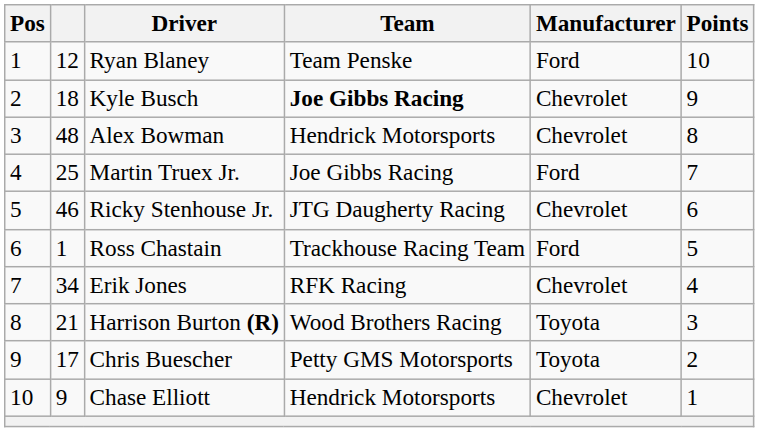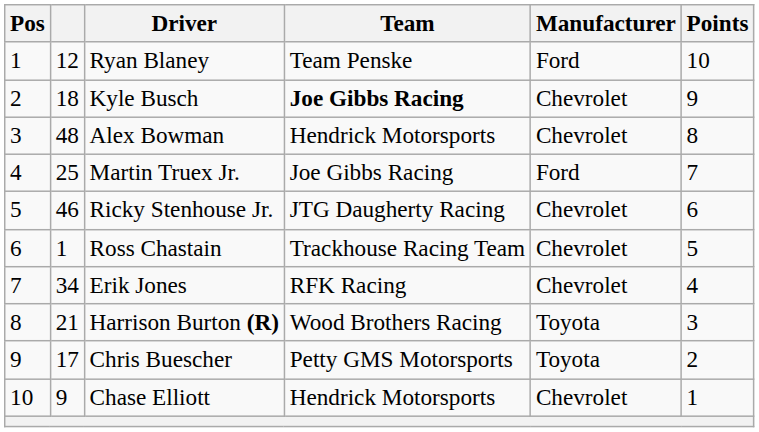(558, 247) Ford -> (582, 247) Chevrolet
